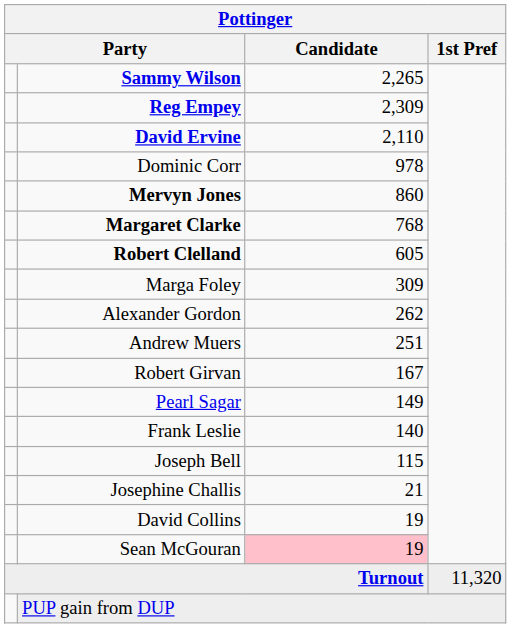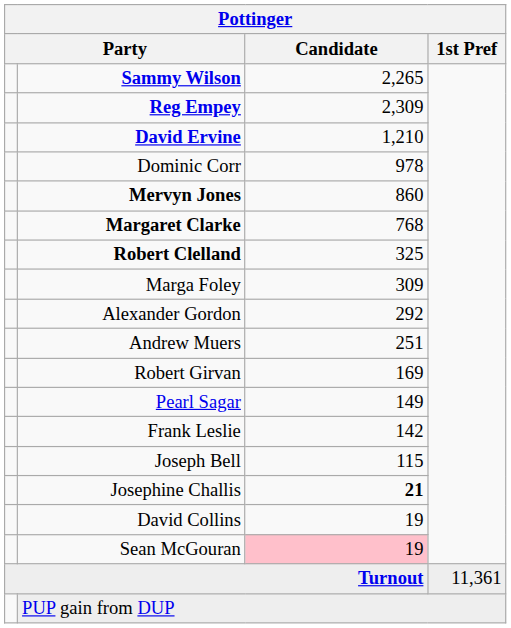(403, 136) 2,110 -> (403, 136) 1,210
(409, 254) 605 -> (409, 254) 325
(409, 313) 262 -> (409, 313) 292
(409, 372) 167 -> (409, 372) 169
(409, 431) 140 -> (409, 431) 142
(414, 490) normal -> (414, 490) bold
(476, 578) 11,320 -> (476, 578) 11,361
